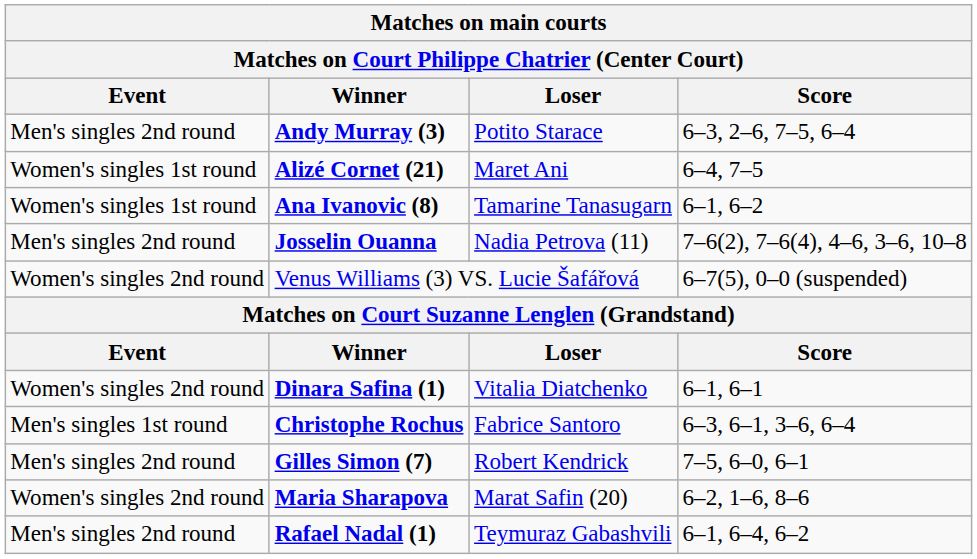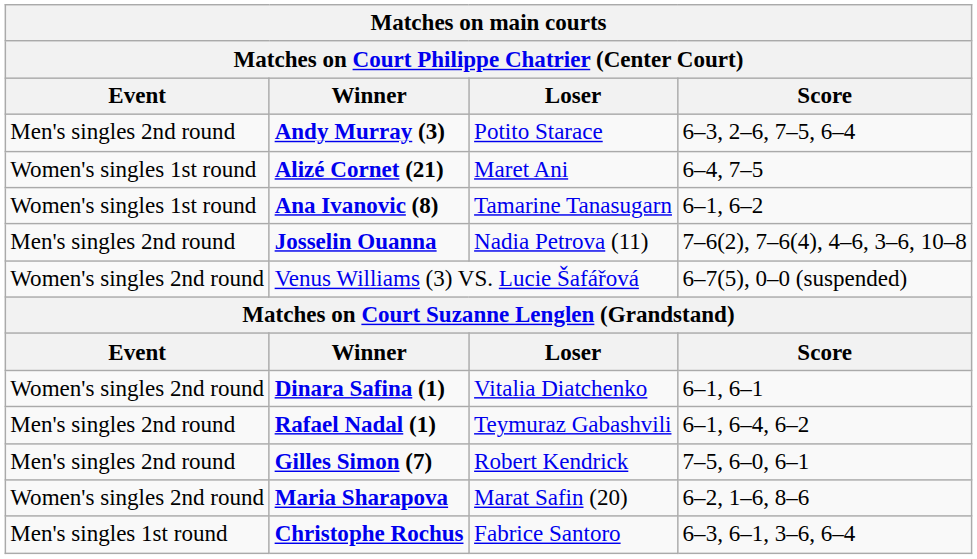rows swapped: (369, 424) <-> (355, 534)
